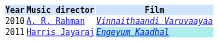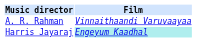- column: (15, 10)
